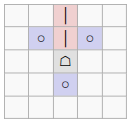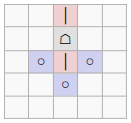rows swapped: (41, 38) <-> (41, 61)
